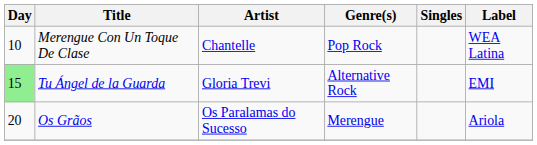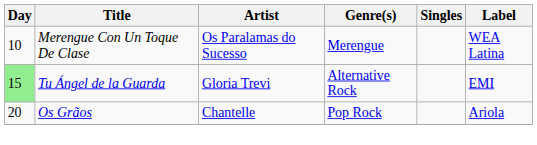(229, 45) Chantelle -> (249, 45) Os Paralamas do Sucesso
(355, 45) Pop Rock -> (356, 45) Merengue
(249, 120) Os Paralamas do Sucesso -> (229, 113) Chantelle
(356, 120) Merengue -> (355, 113) Pop Rock
